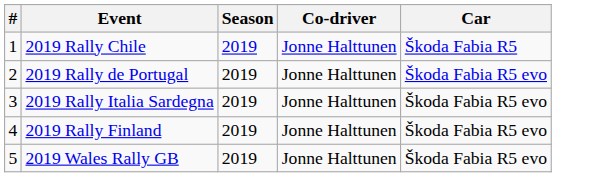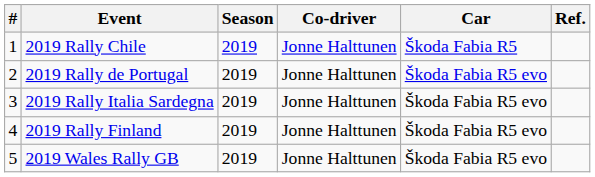+ column: (570, 18)
